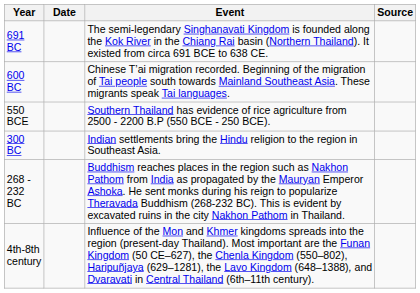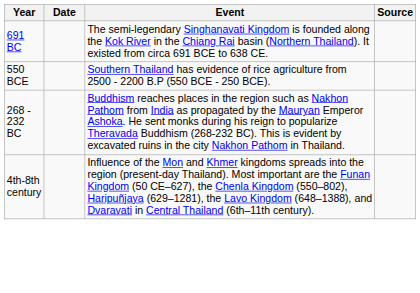- row: (16, 82)
- row: (16, 145)
